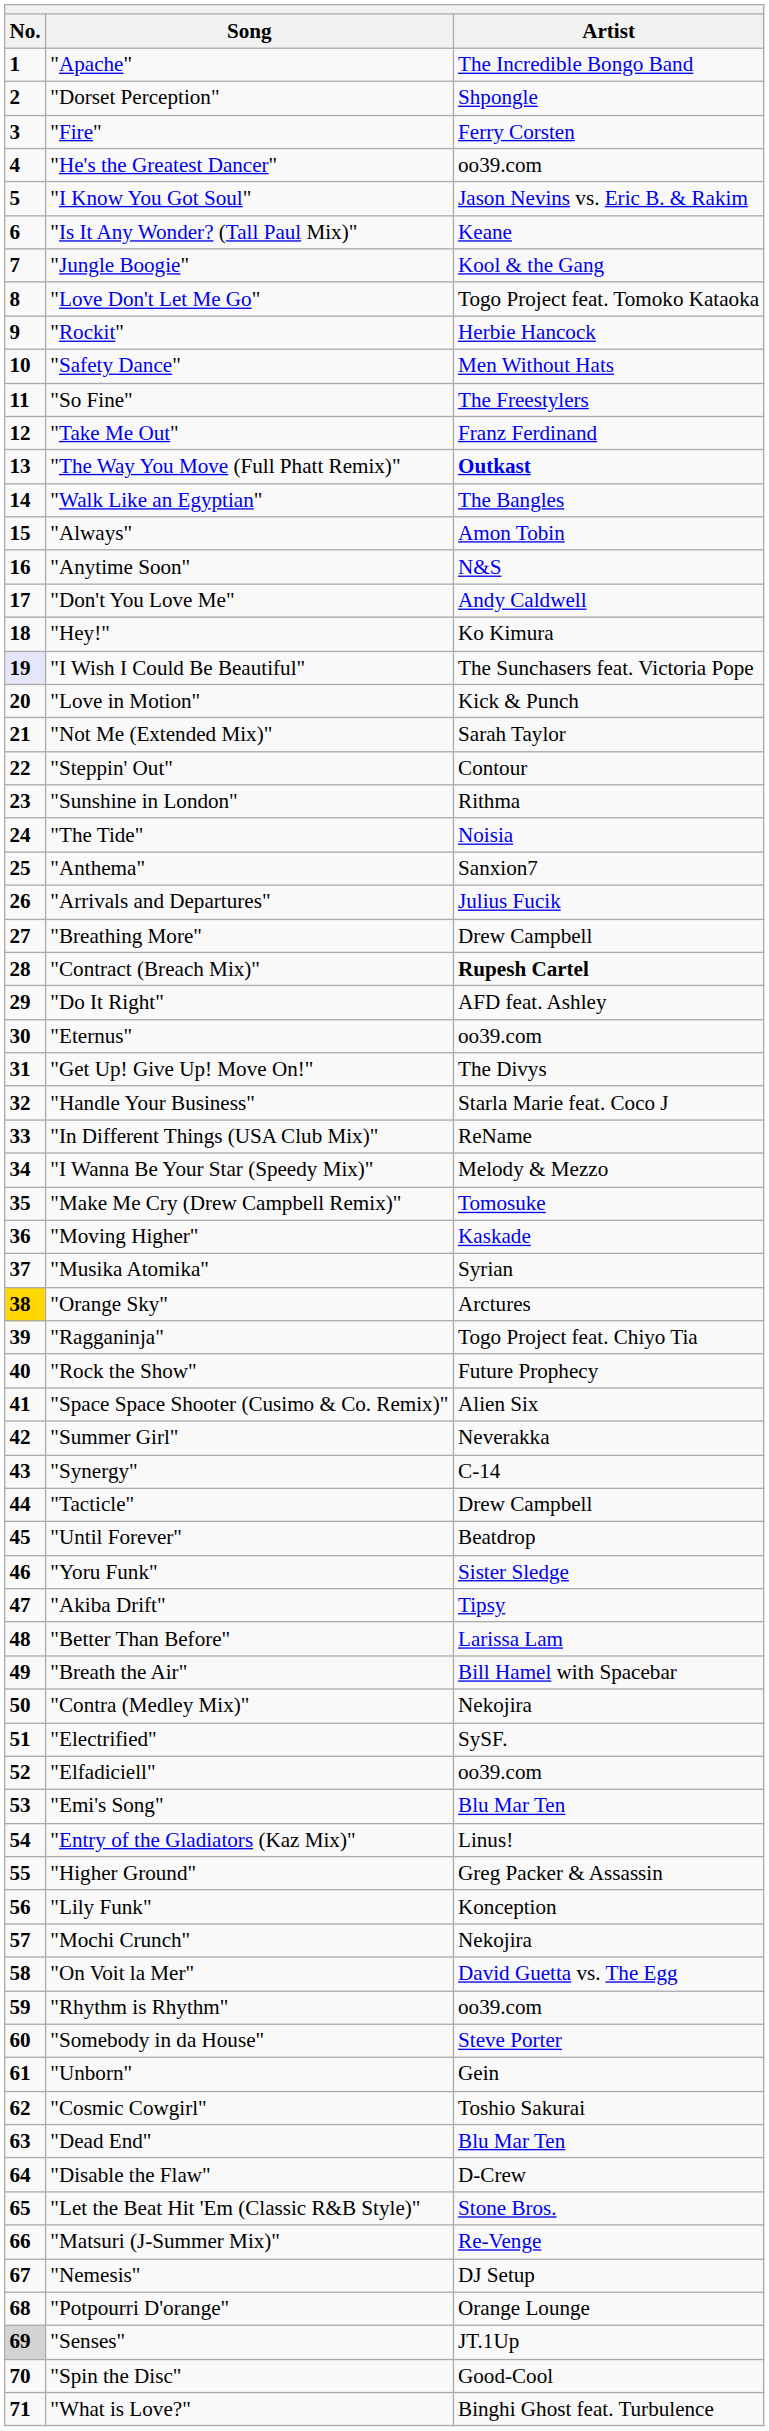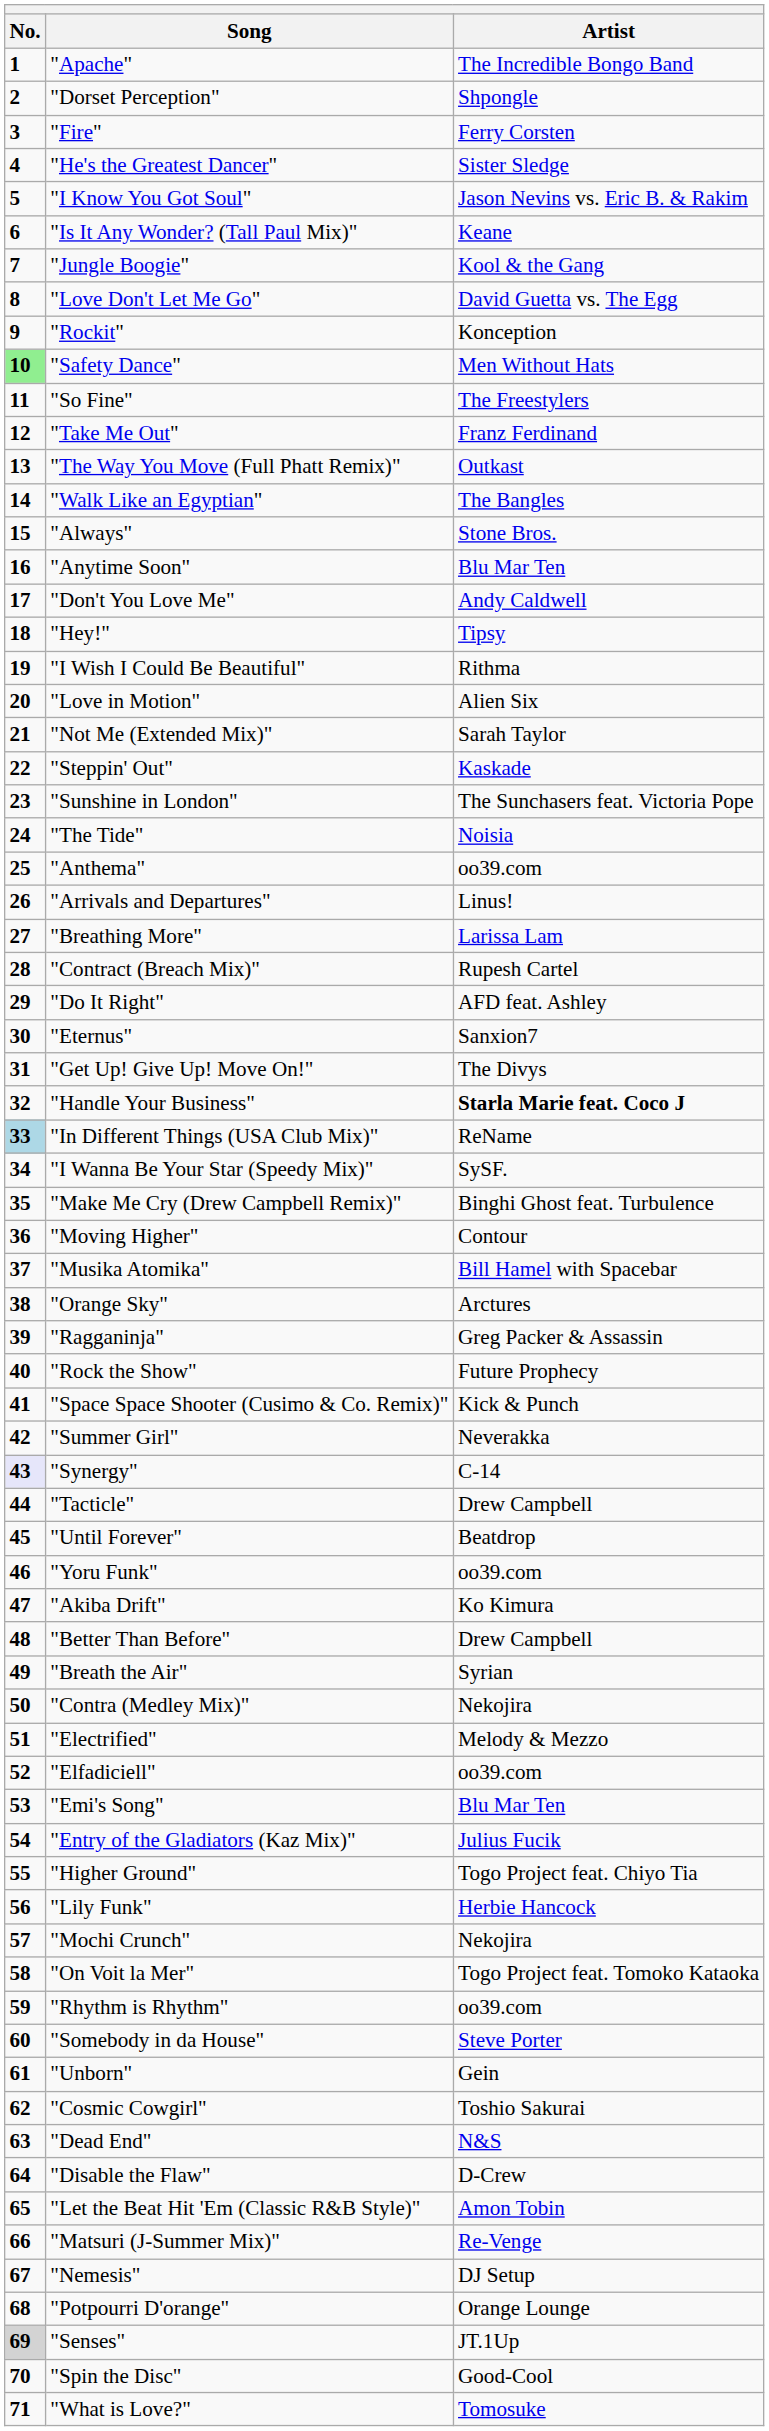(500, 164) oo39.com -> (513, 164) Sister Sledge
(609, 298) Togo Project feat. Tomoko Kataoka -> (568, 298) David Guetta vs. The Egg
(527, 332) Herbie Hancock -> (507, 332) Konception
(20, 365) no background -> (20, 365) lightgreen background
(494, 466) bold -> (491, 466) normal
(511, 533) Amon Tobin -> (507, 533) Stone Bros.
(480, 566) N&S -> (512, 566) Blu Mar Ten
(506, 633) Ko Kimura -> (482, 633) Tipsy
(20, 667) lavender background -> (20, 667) no background
(606, 667) The Sunchasers feat. Victoria Pope -> (489, 667) Rithma
(518, 700) Kick & Punch -> (498, 700) Alien Six
(493, 767) Contour -> (494, 767) Kaskade
(489, 801) Rithma -> (606, 801) The Sunchasers feat. Victoria Pope
(498, 868) Sanxion7 -> (500, 868) oo39.com
(509, 901) Julius Fucik -> (486, 901) Linus!
(525, 935) Drew Campbell -> (511, 935) Larissa Lam
(523, 968) bold -> (518, 968) normal
(500, 1035) oo39.com -> (498, 1035) Sanxion7
(563, 1102) normal -> (572, 1102) bold
(20, 1136) no background -> (20, 1136) lightblue background
(533, 1169) Melody & Mezzo -> (483, 1169) SySF.
(502, 1203) Tomosuke -> (586, 1203) Binghi Ghost feat. Turbulence
(494, 1236) Kaskade -> (493, 1236) Contour
(486, 1270) Syrian -> (567, 1270) Bill Hamel with Spacebar
(20, 1303) gold background -> (20, 1303) no background
(578, 1337) Togo Project feat. Chiyo Tia -> (560, 1337) Greg Packer & Assassin
(498, 1404) Alien Six -> (518, 1404) Kick & Punch
(20, 1471) no background -> (20, 1471) lavender background
(513, 1571) Sister Sledge -> (500, 1571) oo39.com
(482, 1605) Tipsy -> (506, 1605) Ko Kimura
(511, 1638) Larissa Lam -> (525, 1638) Drew Campbell
(567, 1672) Bill Hamel with Spacebar -> (486, 1672) Syrian
(483, 1739) SySF. -> (533, 1739) Melody & Mezzo
(486, 1839) Linus! -> (509, 1839) Julius Fucik
(560, 1873) Greg Packer & Assassin -> (578, 1873) Togo Project feat. Chiyo Tia
(507, 1906) Konception -> (527, 1906) Herbie Hancock
(568, 1973) David Guetta vs. The Egg -> (609, 1973) Togo Project feat. Tomoko Kataoka
(512, 2141) Blu Mar Ten -> (480, 2141) N&S
(507, 2208) Stone Bros. -> (511, 2208) Amon Tobin
(586, 2409) Binghi Ghost feat. Turbulence -> (502, 2409) Tomosuke
